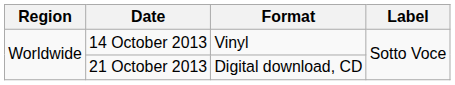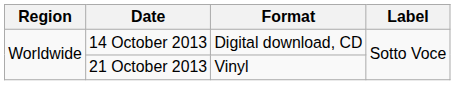(231, 42) Vinyl -> (288, 42) Digital download, CD
(288, 67) Digital download, CD -> (231, 67) Vinyl
